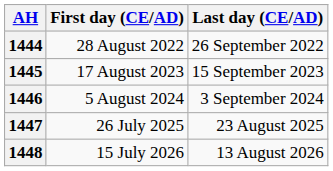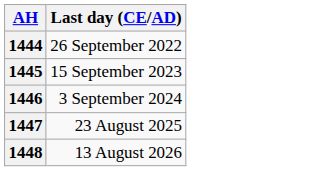- column: (117, 17)
